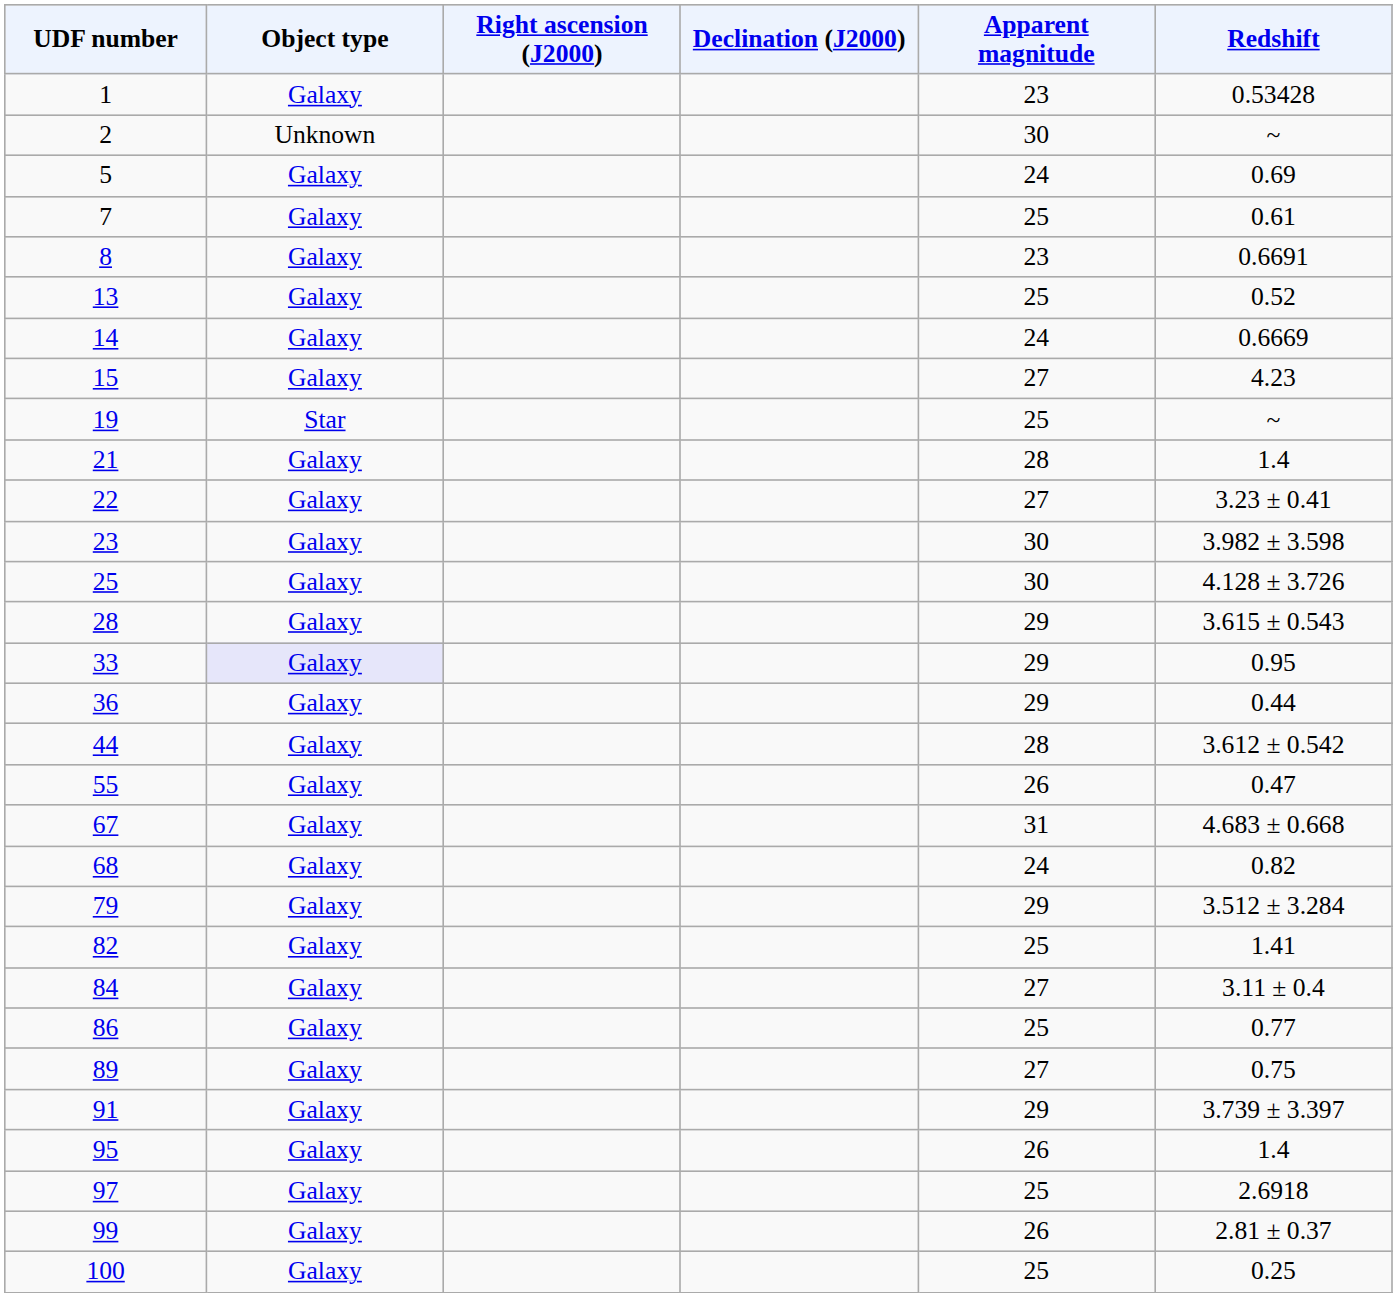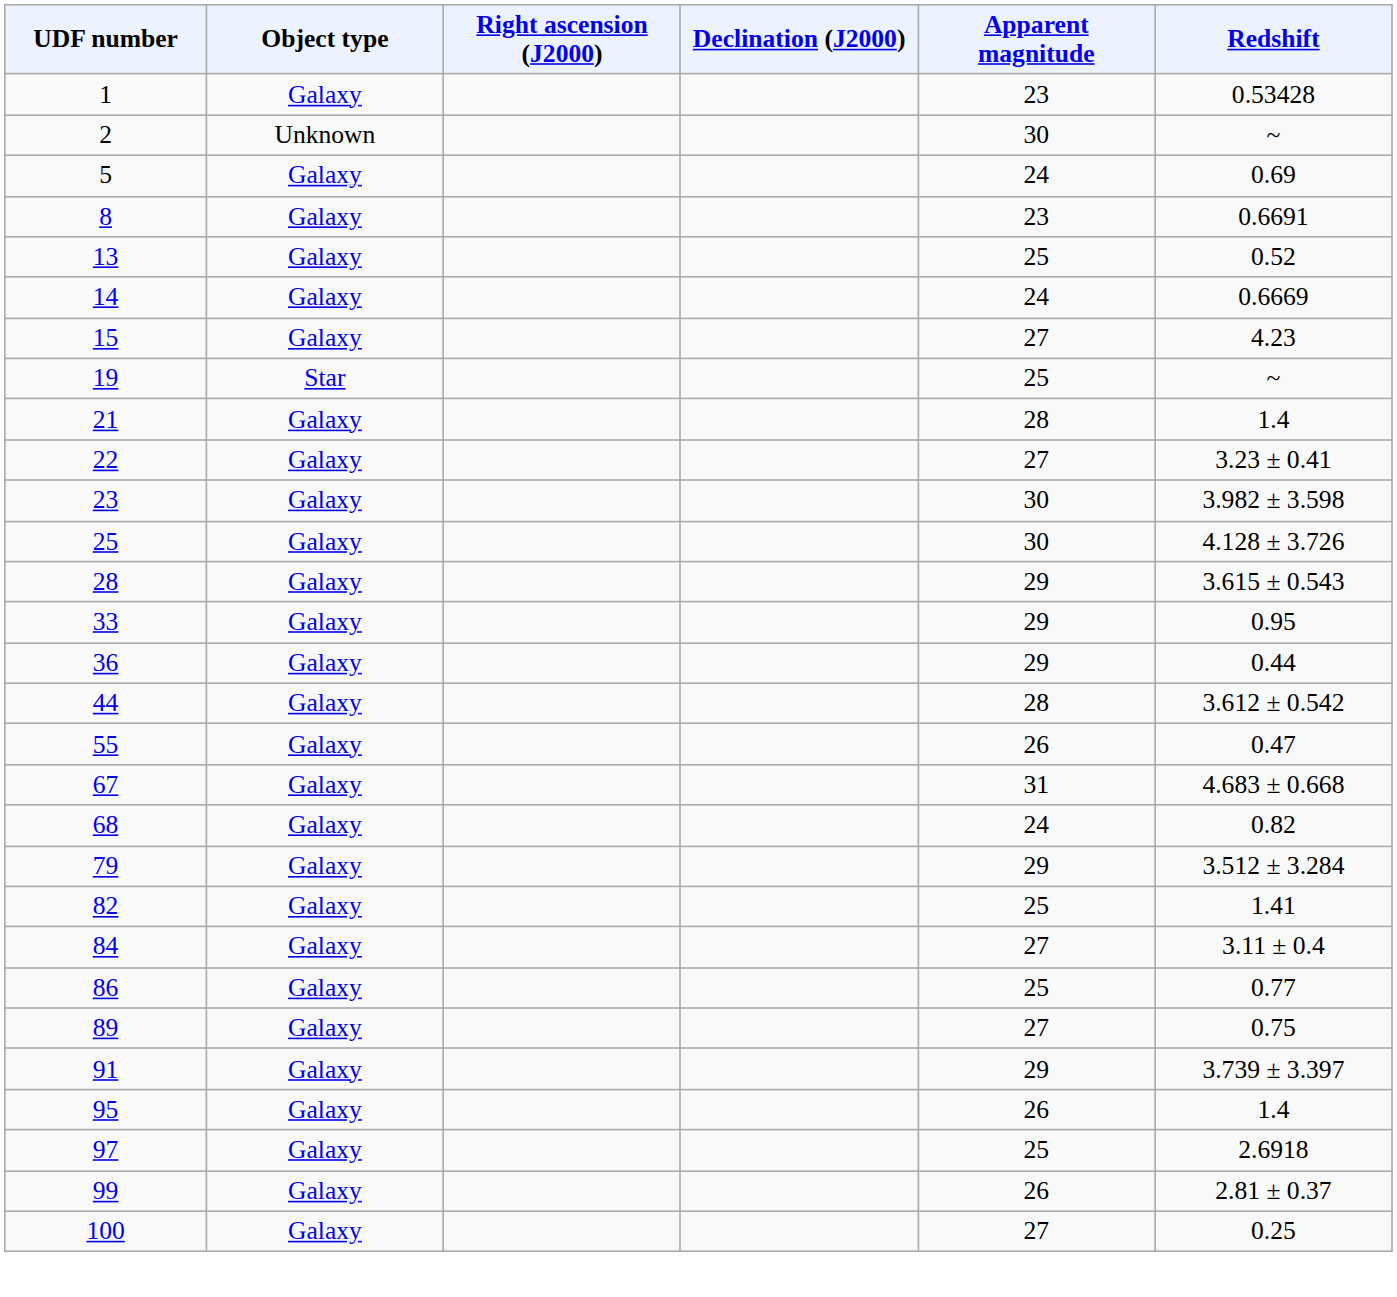- row: (106, 216)
(325, 662) lavender background -> (325, 622) no background
(1036, 1271) 25 -> (1036, 1230) 27
